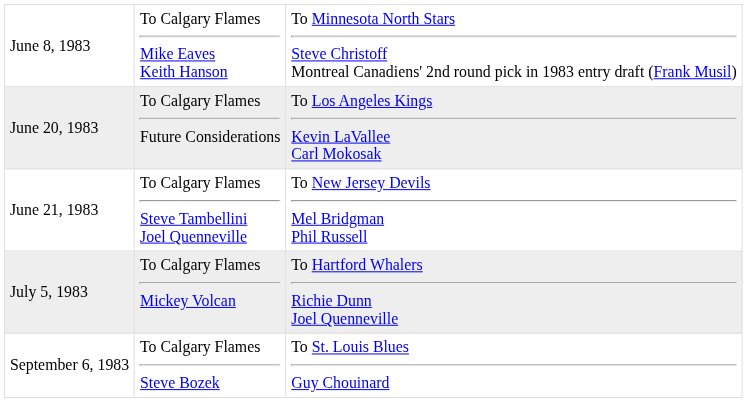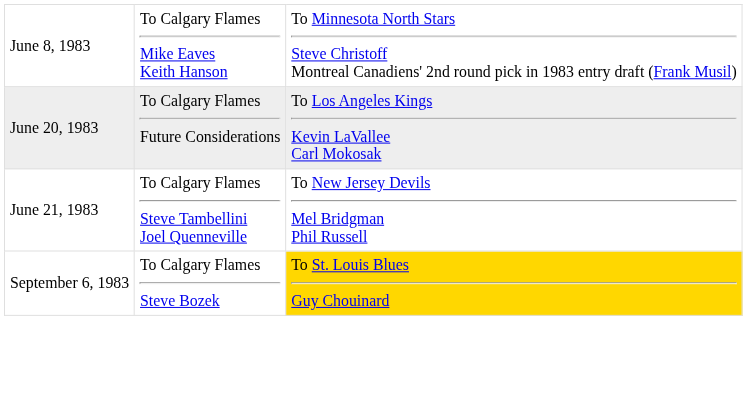- row: (49, 292)
(514, 365) no background -> (514, 283) gold background
